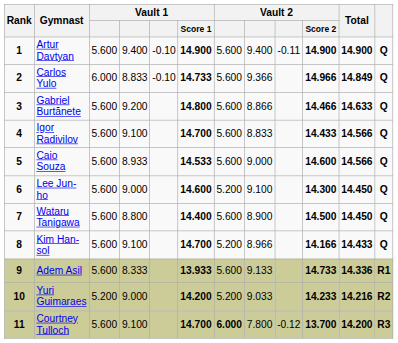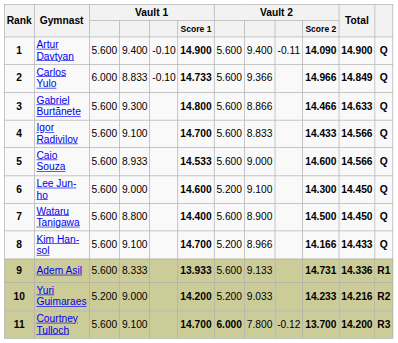(321, 50) 14.900 -> (321, 50) 14.090
(135, 106) 9.200 -> (135, 106) 9.300
(321, 271) 14.733 -> (321, 271) 14.731
